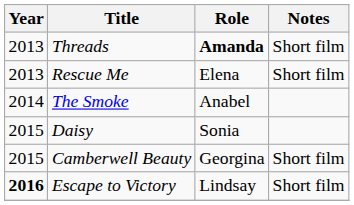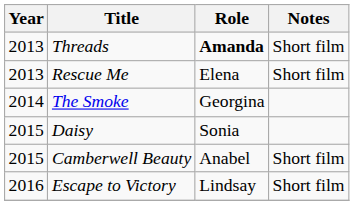(225, 102) Anabel -> (232, 102) Georgina
(232, 158) Georgina -> (225, 158) Anabel
(26, 185) bold -> (26, 185) normal
